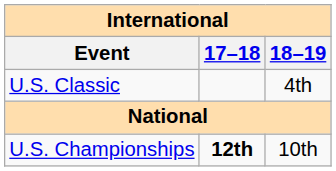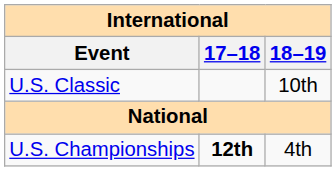(298, 85) 4th -> (298, 85) 10th
(298, 149) 10th -> (298, 149) 4th
